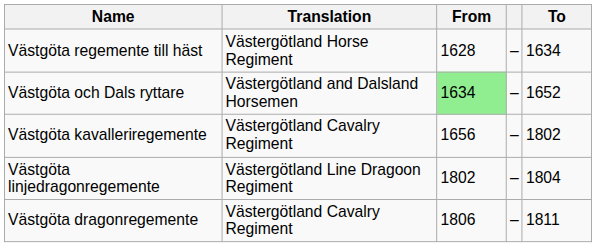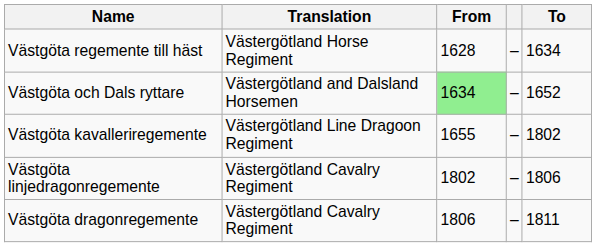(303, 135) Västergötland Cavalry Regiment -> (323, 135) Västergötland Line Dragoon Regiment
(458, 135) 1656 -> (458, 135) 1655
(323, 178) Västergötland Line Dragoon Regiment -> (303, 178) Västergötland Cavalry Regiment
(543, 178) 1804 -> (543, 178) 1806
